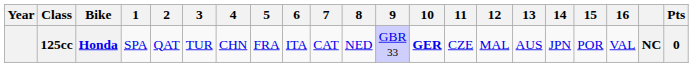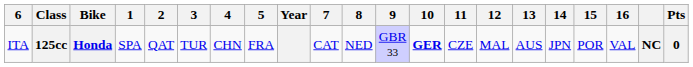columns swapped: (21, 15) <-> (297, 15)
